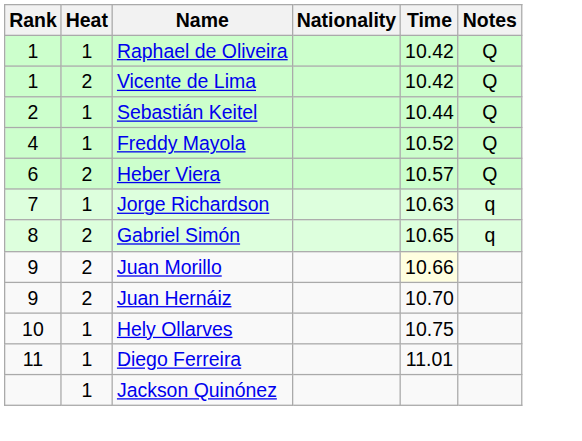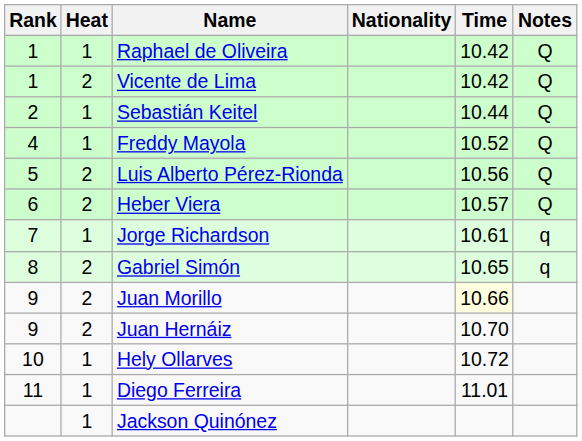+ row: (230, 174)
(429, 205) 10.63 -> (485, 236) 10.61
(429, 328) 10.75 -> (485, 359) 10.72
